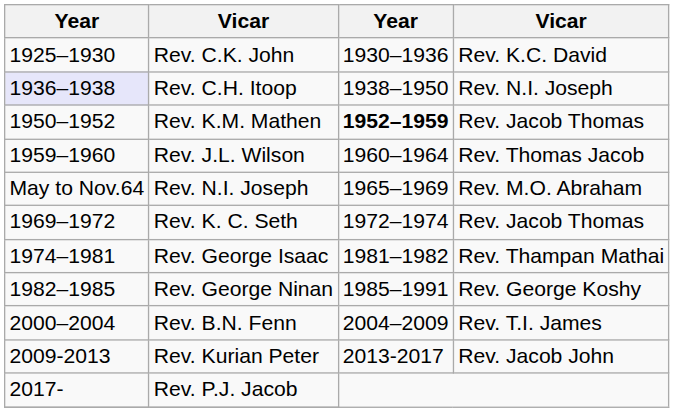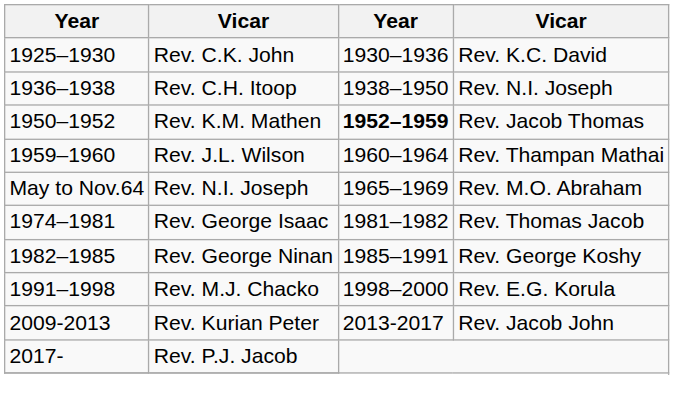(62, 88) lavender background -> (62, 88) no background
(551, 155) Rev. Thomas Jacob -> (561, 155) Rev. Thampan Mathai
- row: (226, 222)
(561, 255) Rev. Thampan Mathai -> (551, 222) Rev. Thomas Jacob
+ row: (236, 289)
- row: (225, 322)
